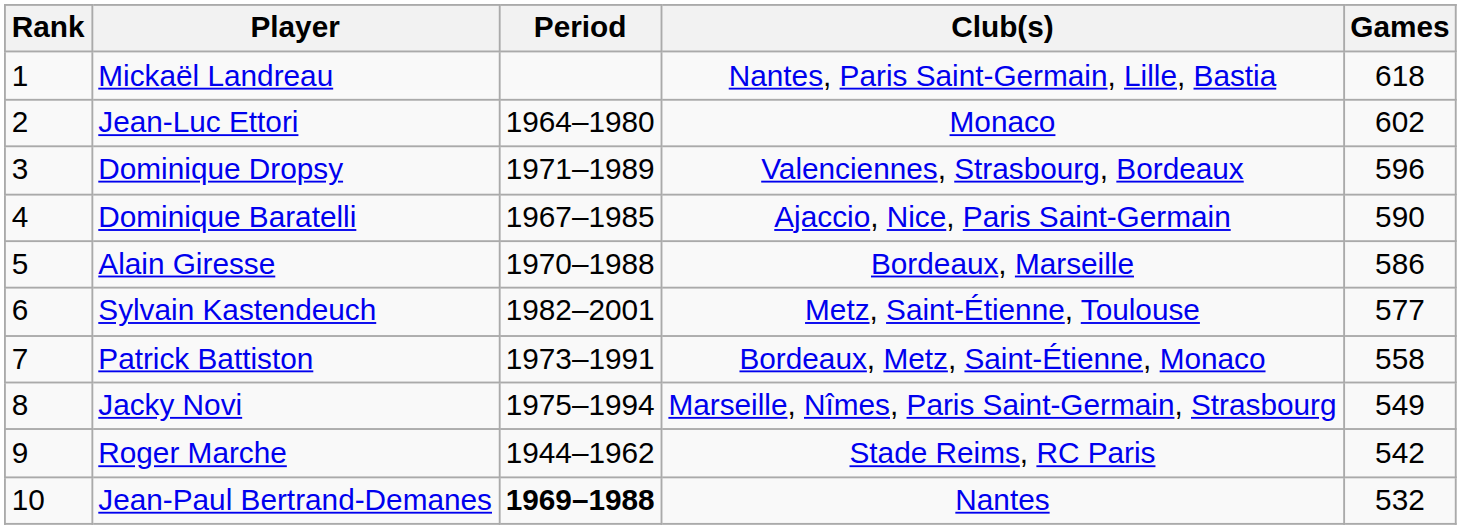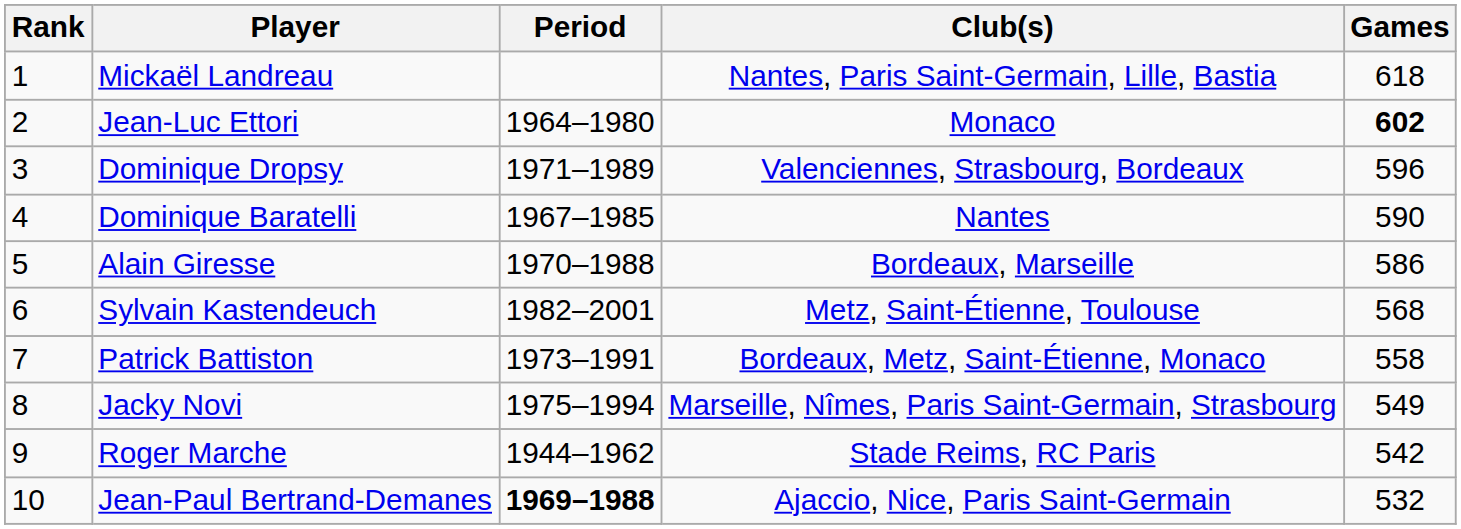(1400, 122) normal -> (1400, 122) bold
(1002, 216) Ajaccio, Nice, Paris Saint-Germain -> (1002, 216) Nantes
(1400, 311) 577 -> (1400, 311) 568
(1002, 500) Nantes -> (1002, 500) Ajaccio, Nice, Paris Saint-Germain
